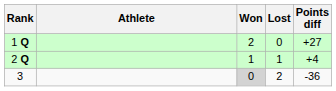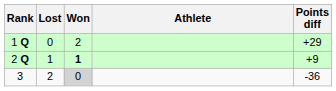columns swapped: (136, 19) <-> (279, 19)
(312, 42) +27 -> (312, 42) +29
(251, 59) normal -> (78, 59) bold
(312, 59) +4 -> (312, 59) +9
